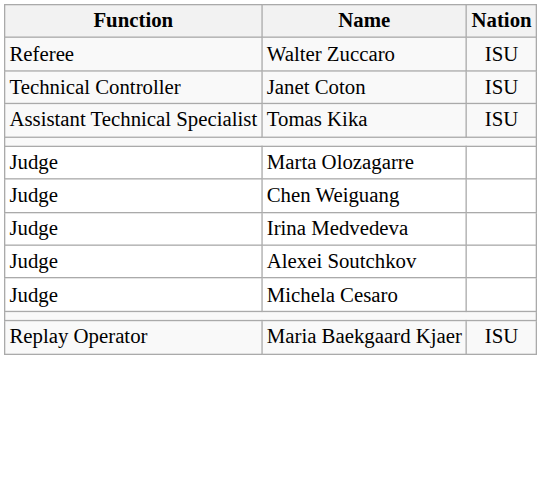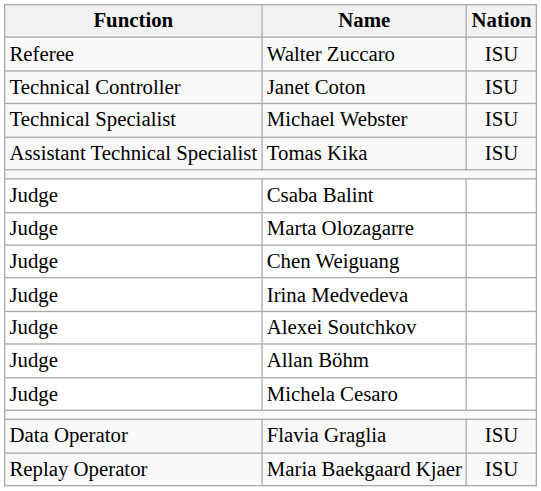+ row: (93, 119)
+ row: (34, 195)
+ row: (34, 360)
+ row: (69, 436)
